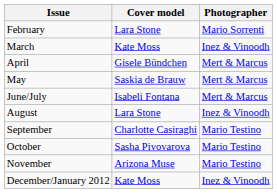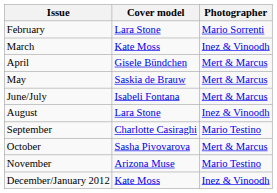(231, 146) Mario Testino -> (235, 146) Mert & Marcus
